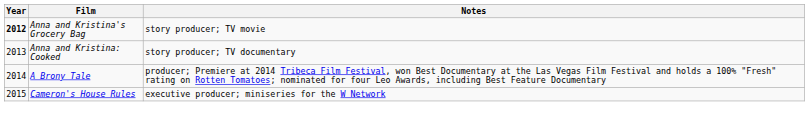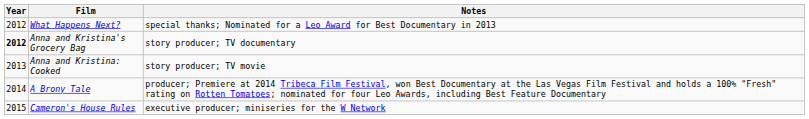+ row: (75, 25)
(205, 29) story producer; TV movie -> (220, 43) story producer; TV documentary
(220, 53) story producer; TV documentary -> (205, 66) story producer; TV movie
